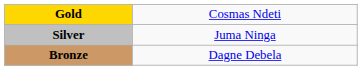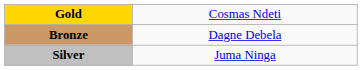rows swapped: (68, 34) <-> (68, 55)
